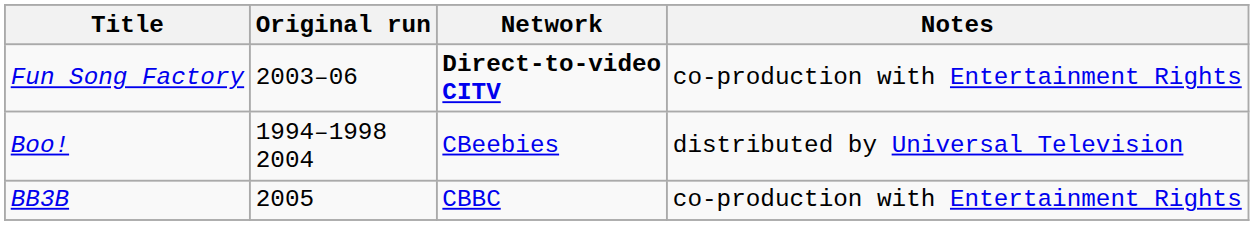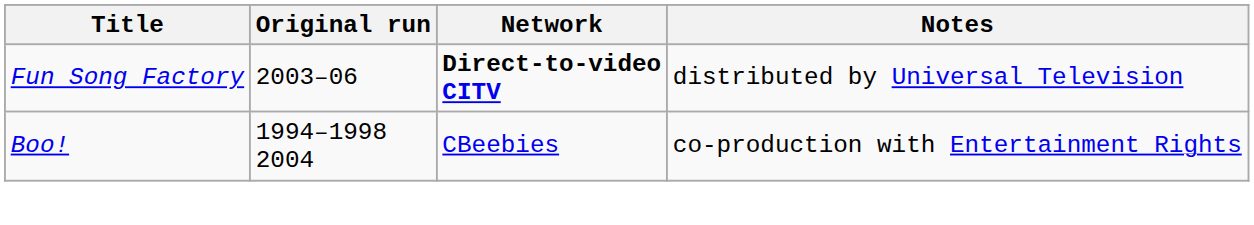(957, 78) co-production with Entertainment Rights -> (928, 78) distributed by Universal Television
(928, 146) distributed by Universal Television -> (957, 146) co-production with Entertainment Rights
- row: (40, 200)
